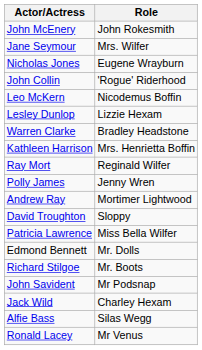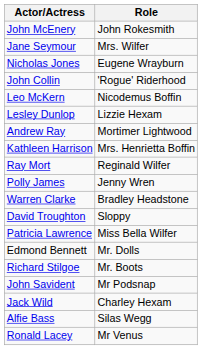rows swapped: (36, 200) <-> (41, 132)
